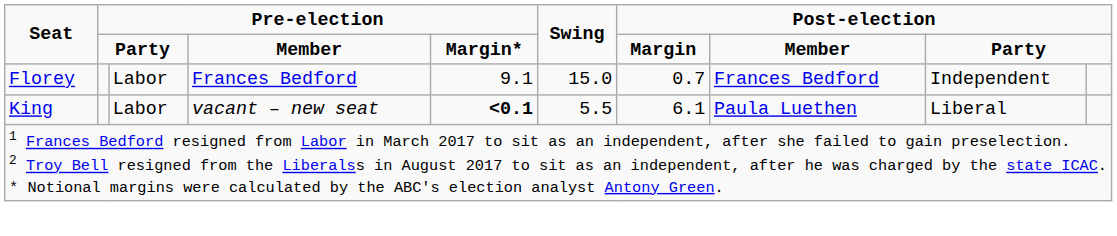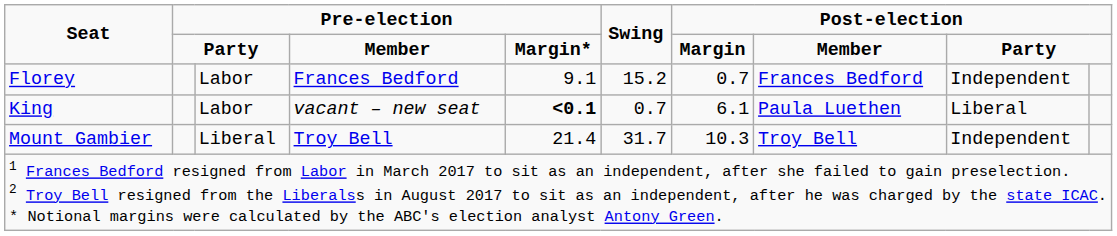(590, 79) 15.0 -> (645, 79) 15.2
(596, 109) 5.5 -> (650, 109) 0.7
+ row: (81, 139)
